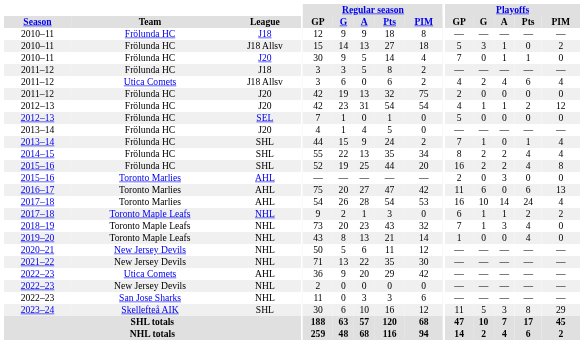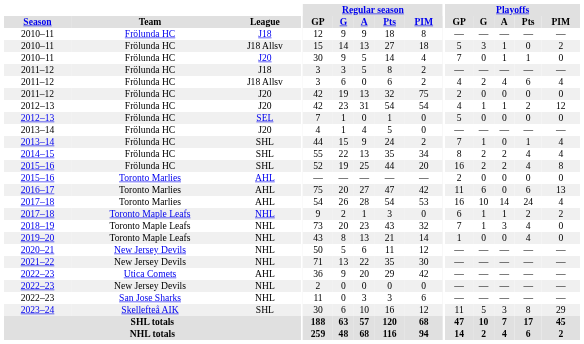(150, 82) Utica Comets -> (150, 82) Frölunda HC
(504, 178) 3 -> (504, 178) 0
